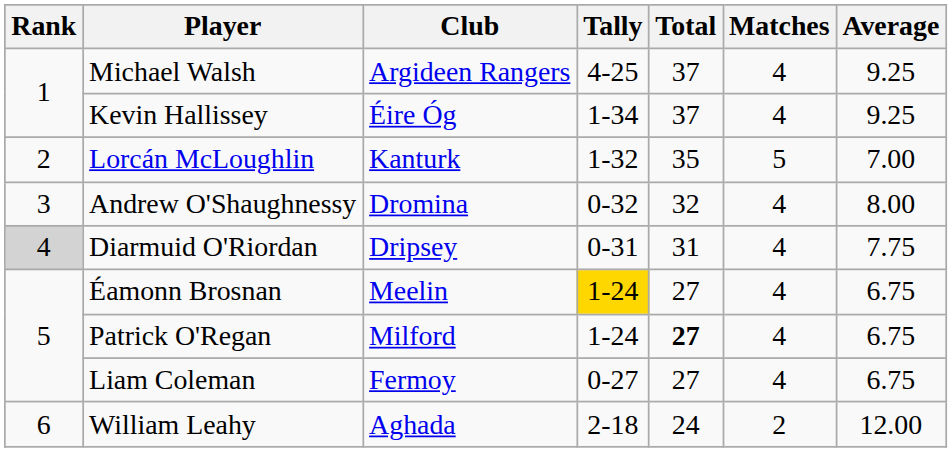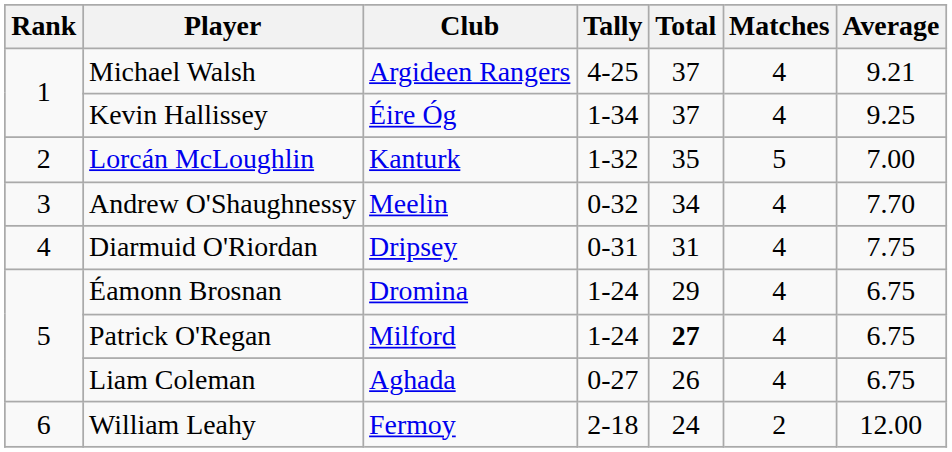(891, 70) 9.25 -> (891, 70) 9.21
(419, 203) Dromina -> (409, 203) Meelin
(686, 203) 32 -> (686, 203) 34
(891, 203) 8.00 -> (891, 203) 7.70
(44, 247) lightgrey background -> (44, 247) no background
(409, 291) Meelin -> (419, 291) Dromina
(613, 291) gold background -> (613, 291) no background
(686, 291) 27 -> (686, 291) 29
(412, 379) Fermoy -> (412, 379) Aghada
(686, 379) 27 -> (686, 379) 26
(412, 423) Aghada -> (412, 423) Fermoy
